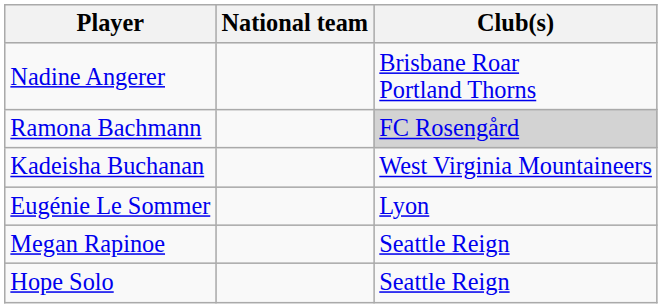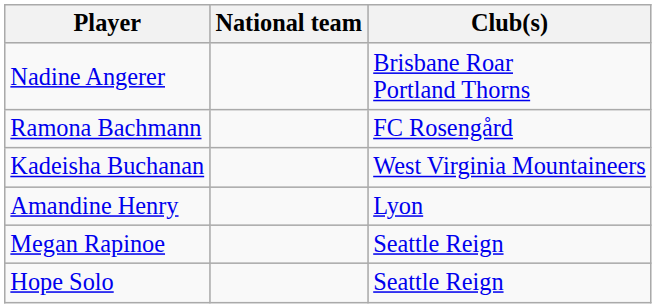(449, 128) lightgrey background -> (443, 128) no background
+ row: (94, 205)
- row: (110, 205)
